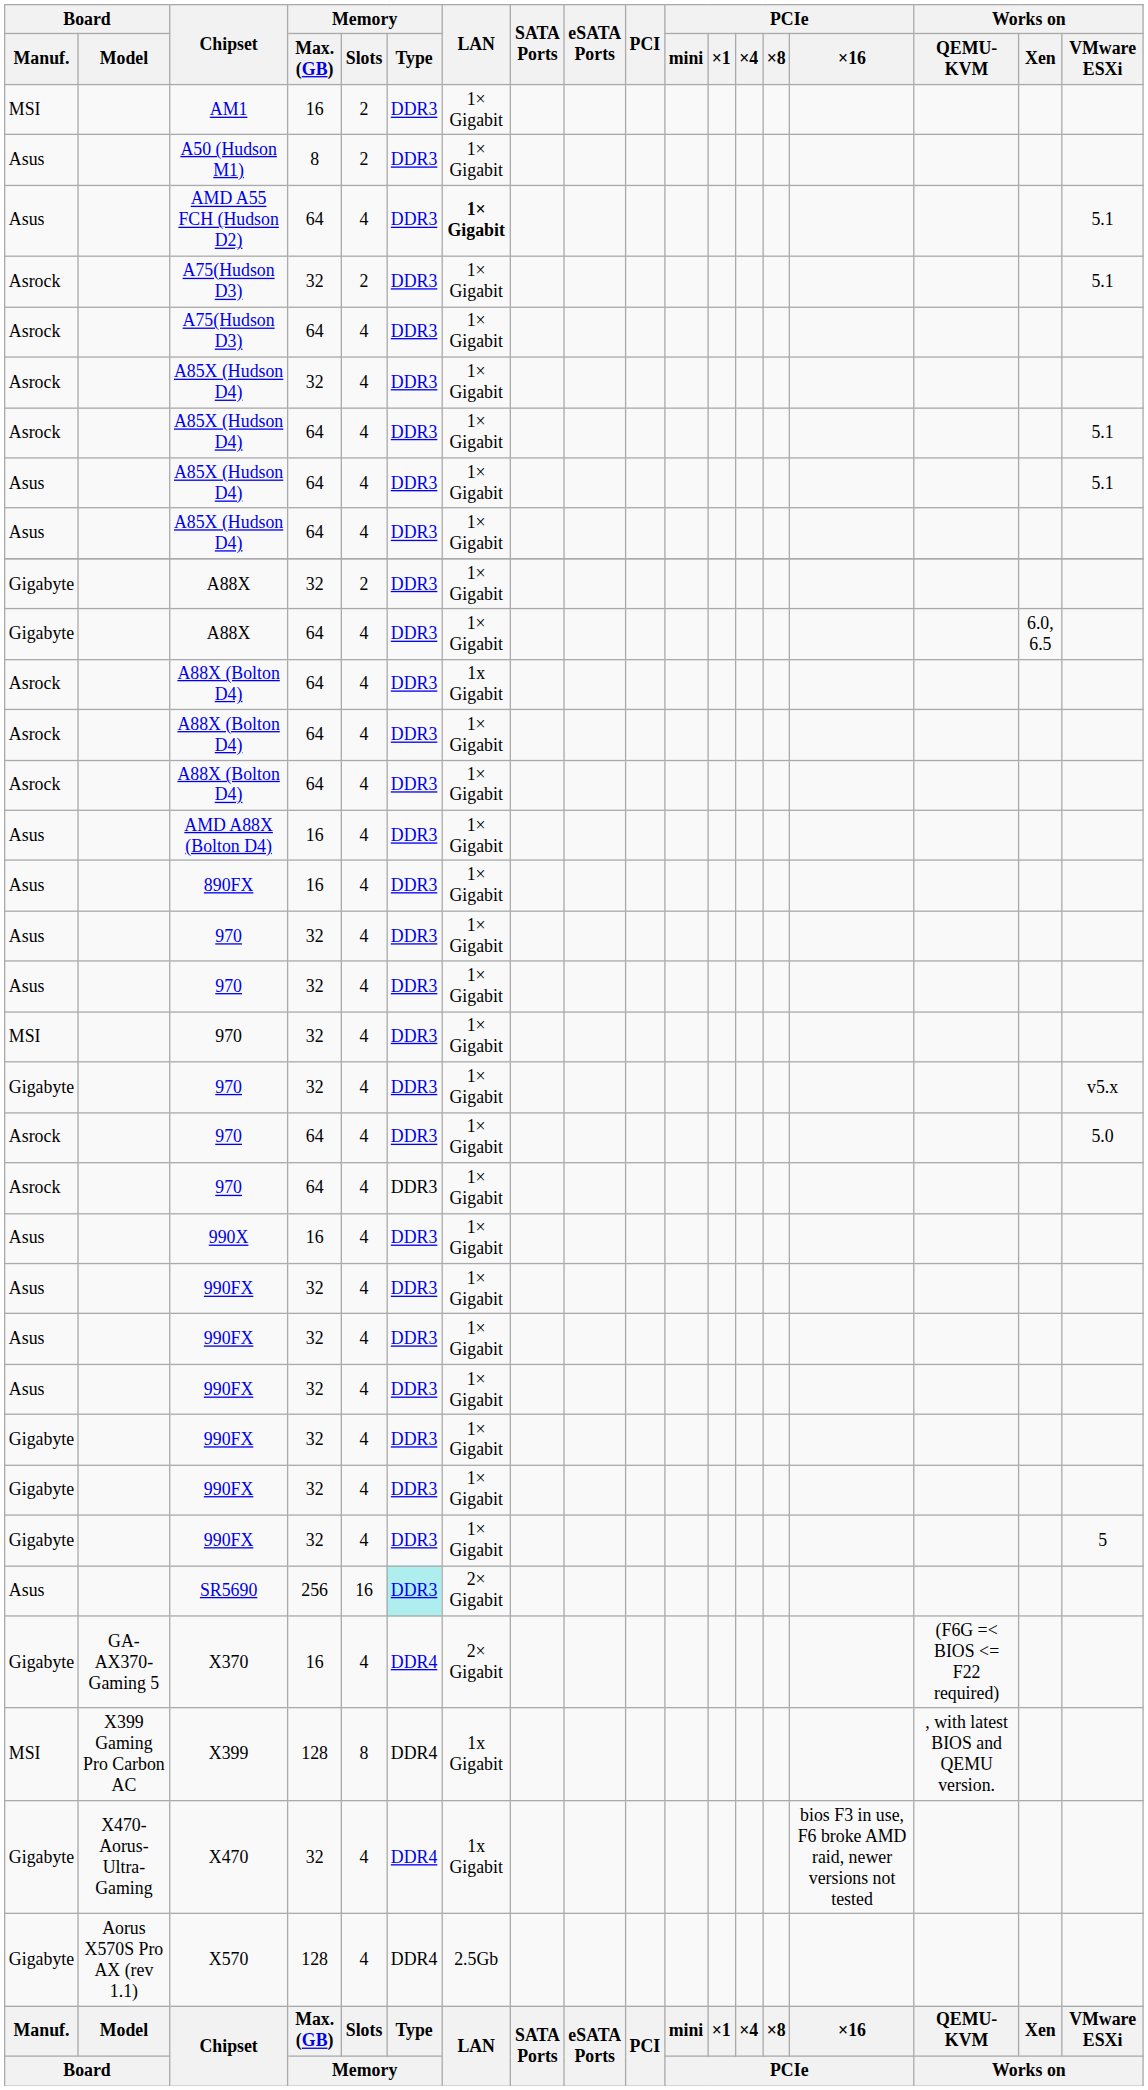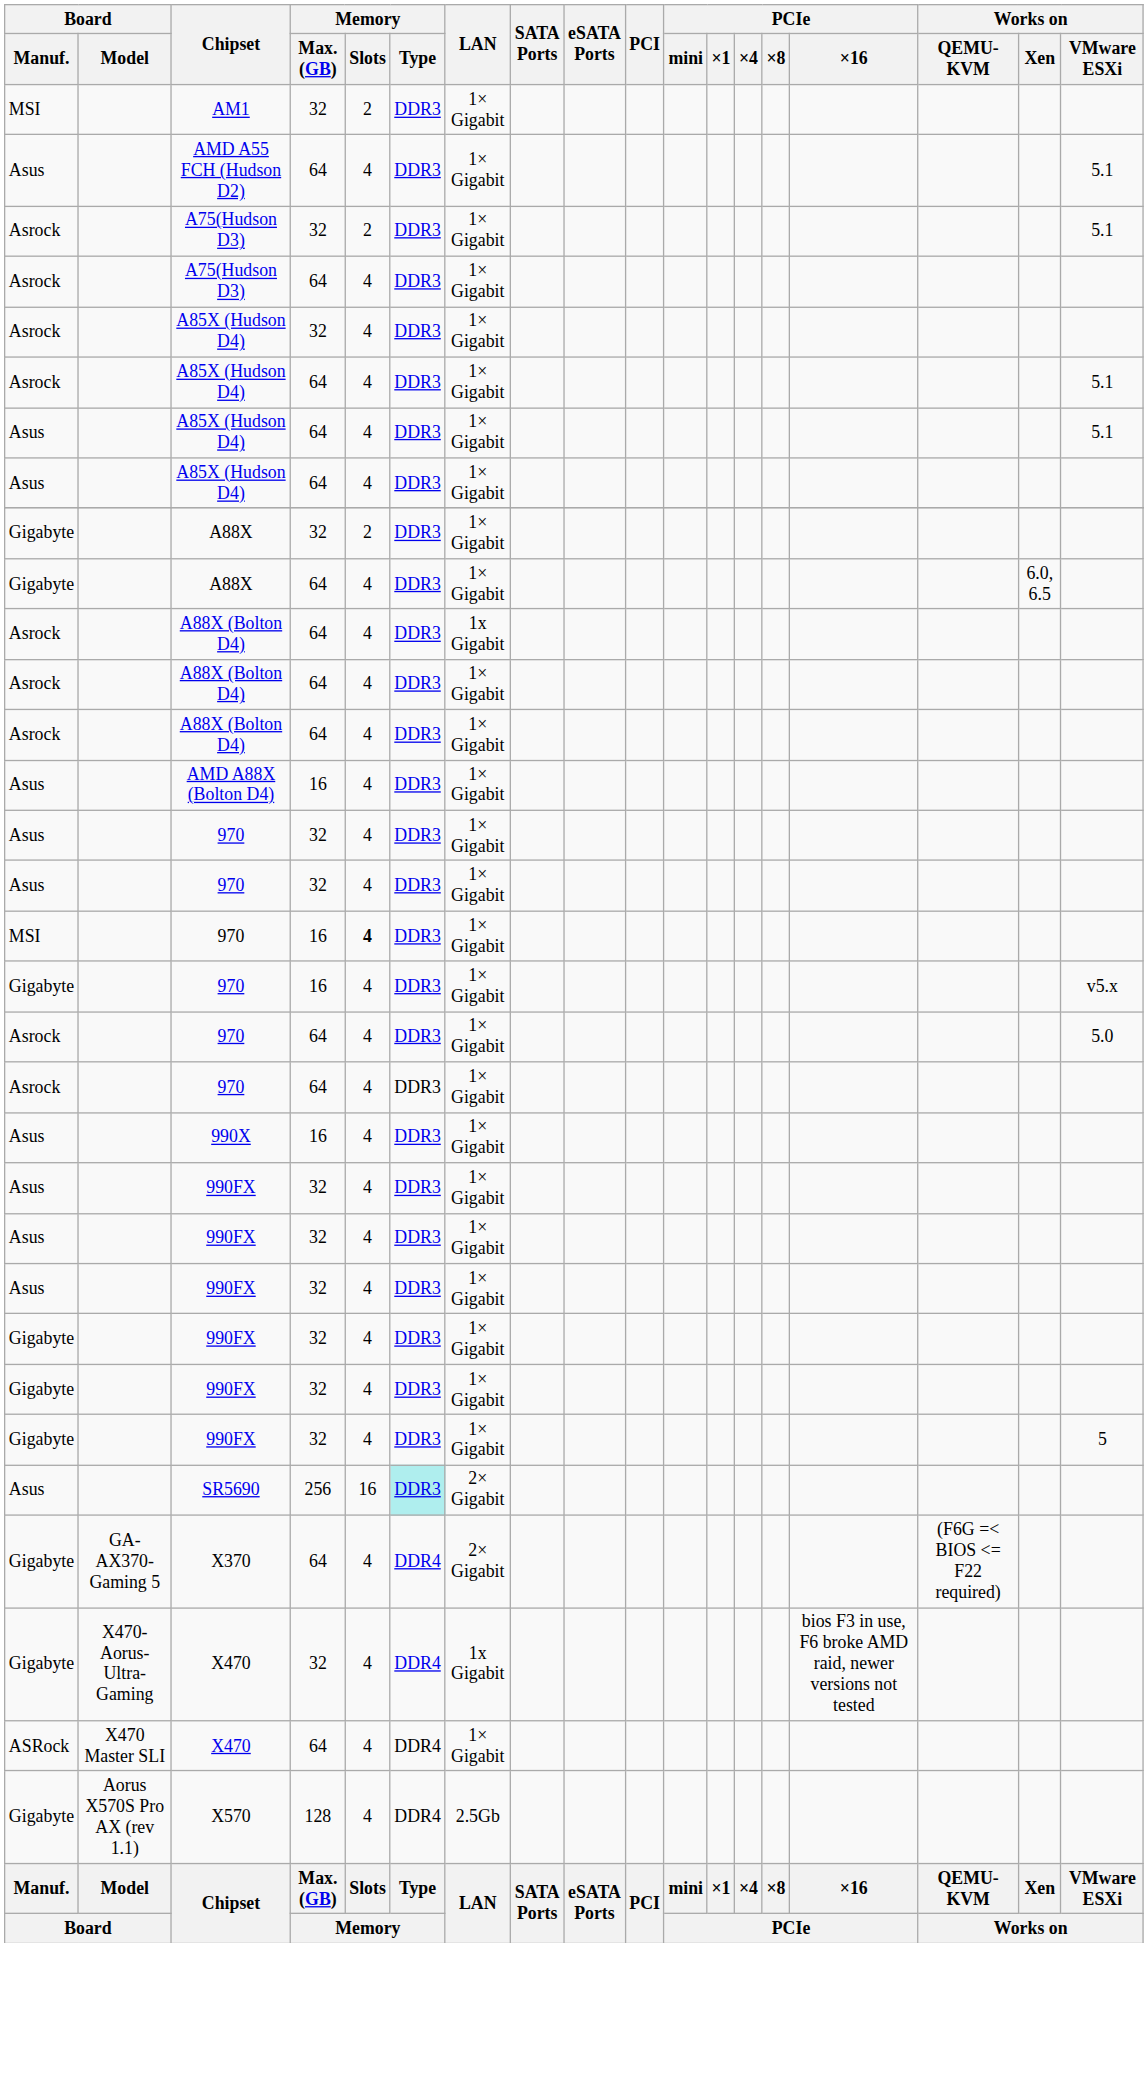(315, 109) 16 -> (318, 109) 32
- row: (27, 159)
(476, 220) bold -> (478, 169) normal
- row: (27, 885)
(315, 1036) 32 -> (318, 935) 16
(364, 1036) normal -> (368, 935) bold
(315, 1086) 32 -> (318, 985) 16
(315, 1661) 16 -> (318, 1560) 64
- row: (25, 1753)
+ row: (39, 1745)
